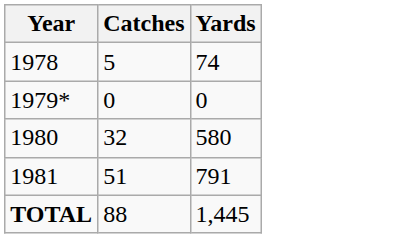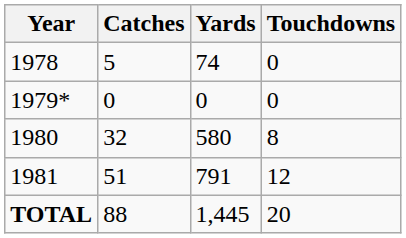+ column: (331, 23)
